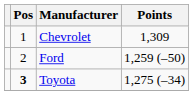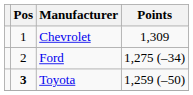(155, 58) 1,259 (–50) -> (155, 58) 1,275 (–34)
(155, 80) 1,275 (–34) -> (155, 80) 1,259 (–50)
